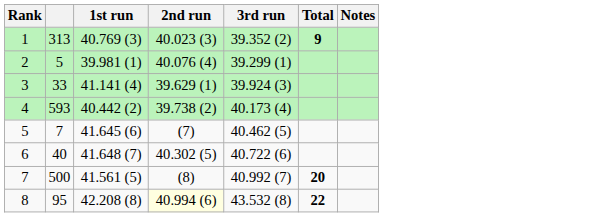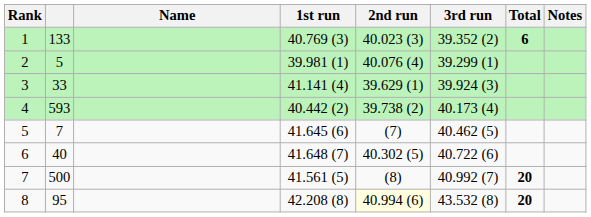+ column: (177, 16)
(59, 39) 313 -> (59, 39) 133
(318, 39) 9 -> (525, 39) 6
(318, 200) 22 -> (525, 200) 20
